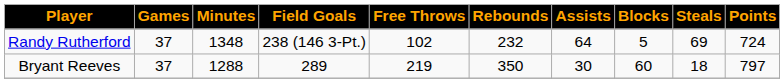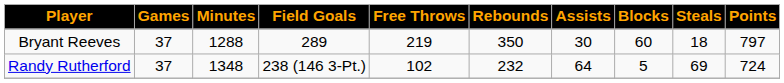rows swapped: (69, 66) <-> (69, 41)
